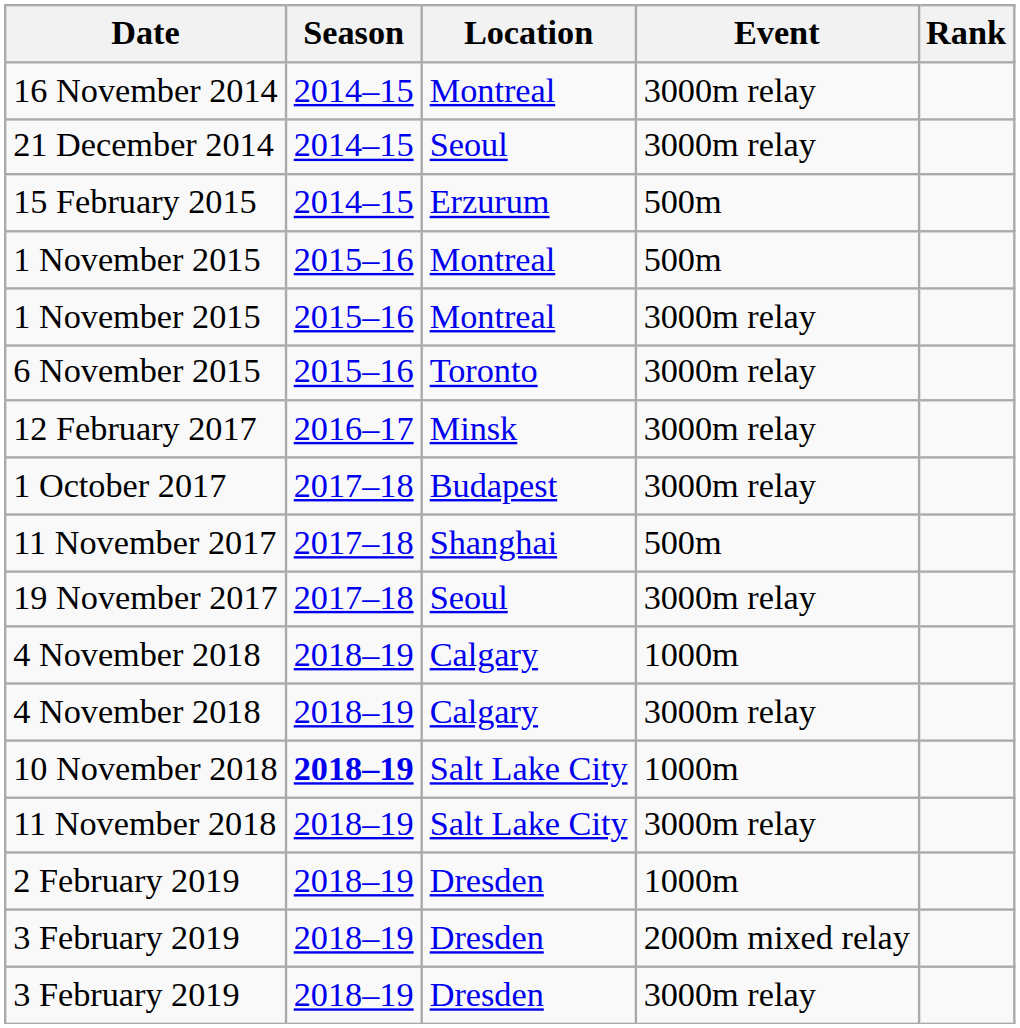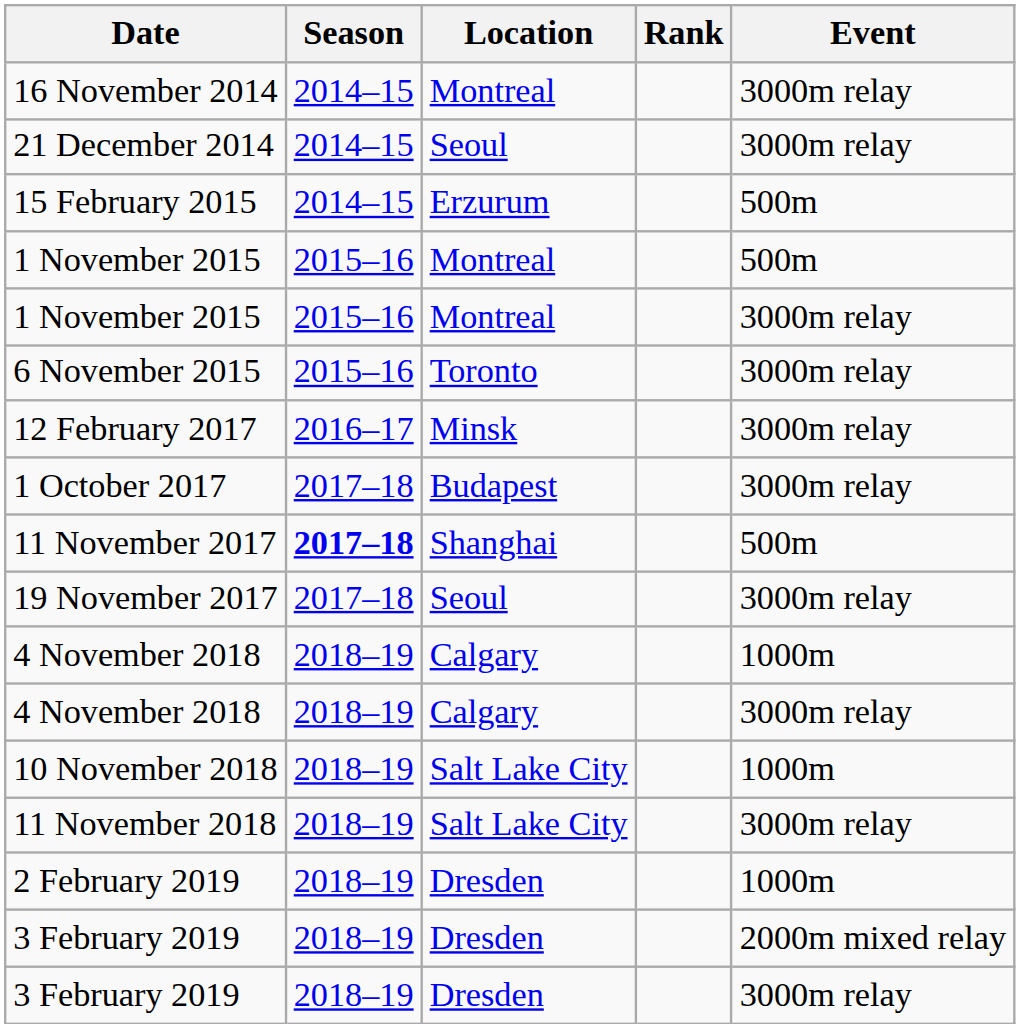columns swapped: (966, 33) <-> (777, 33)
(354, 541) normal -> (354, 541) bold
(354, 767) bold -> (354, 767) normal
